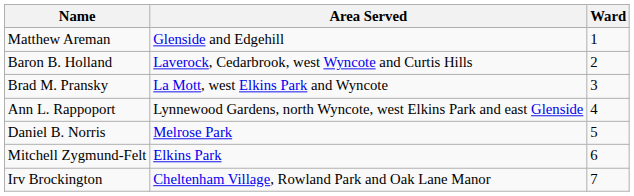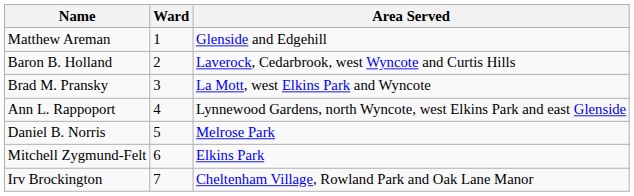columns swapped: (608, 16) <-> (368, 16)
